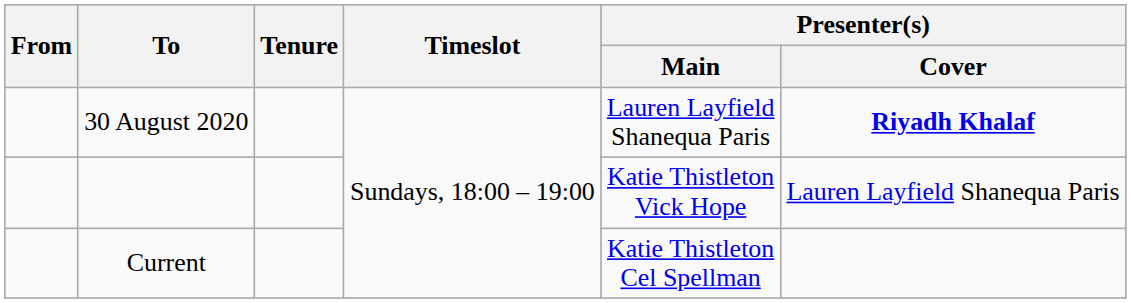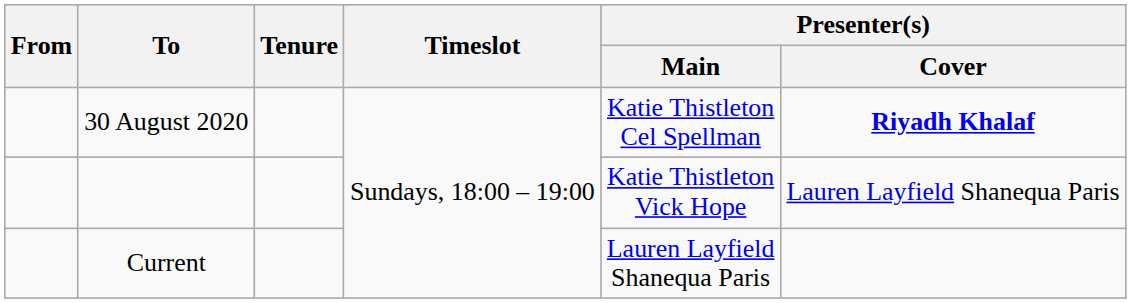(691, 121) Lauren Layfield Shanequa Paris -> (691, 121) Katie Thistleton Cel Spellman
(691, 262) Katie Thistleton Cel Spellman -> (691, 262) Lauren Layfield Shanequa Paris
